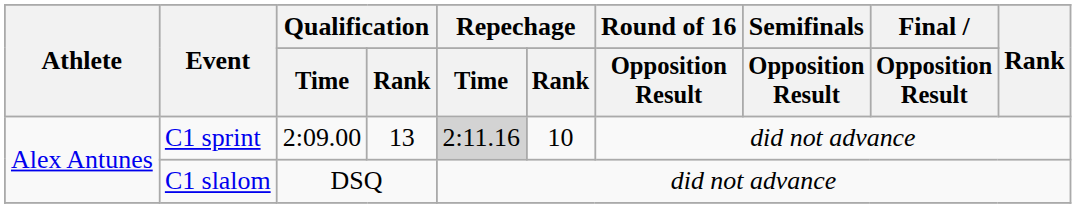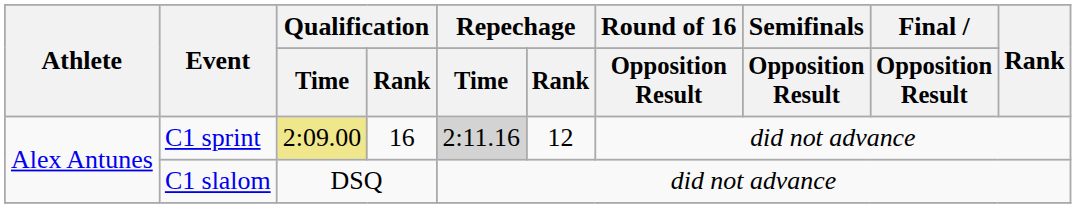(322, 138) no background -> (322, 138) khaki background
(402, 138) 13 -> (402, 138) 16
(561, 138) 10 -> (561, 138) 12
